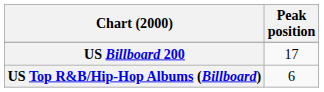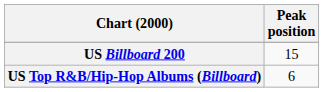(292, 53) 17 -> (292, 53) 15
